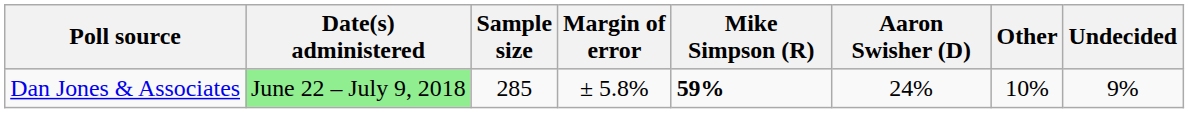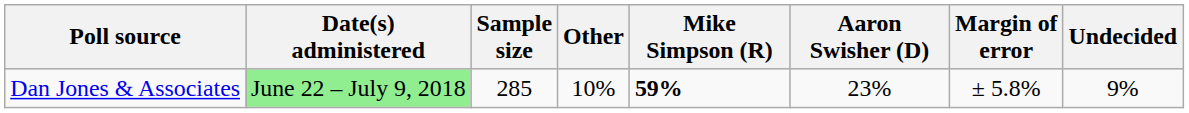columns swapped: (614, 36) <-> (1027, 36)
(911, 88) 24% -> (869, 88) 23%
